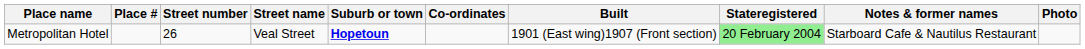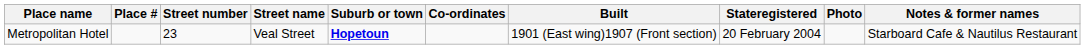columns swapped: (931, 14) <-> (1060, 14)
(170, 34) 26 -> (170, 34) 23
(772, 34) lightgreen background -> (772, 34) no background
